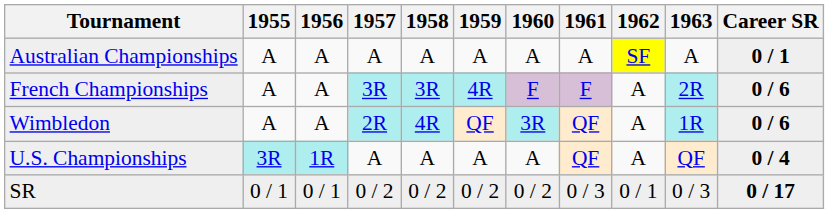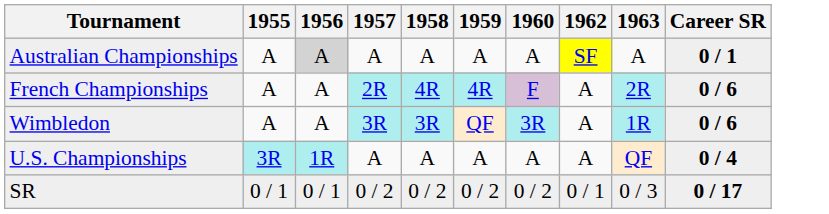- column: (586, 21)
(322, 55) no background -> (322, 55) lightgrey background
(375, 89) 3R -> (375, 89) 2R
(427, 89) 3R -> (427, 89) 4R
(375, 123) 2R -> (375, 123) 3R
(427, 123) 4R -> (427, 123) 3R
